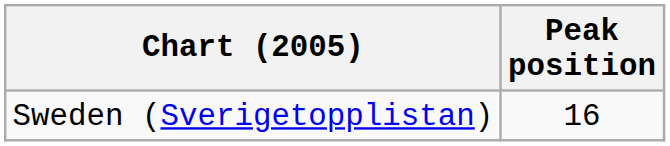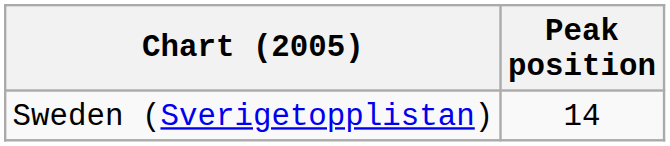(582, 116) 16 -> (582, 116) 14
